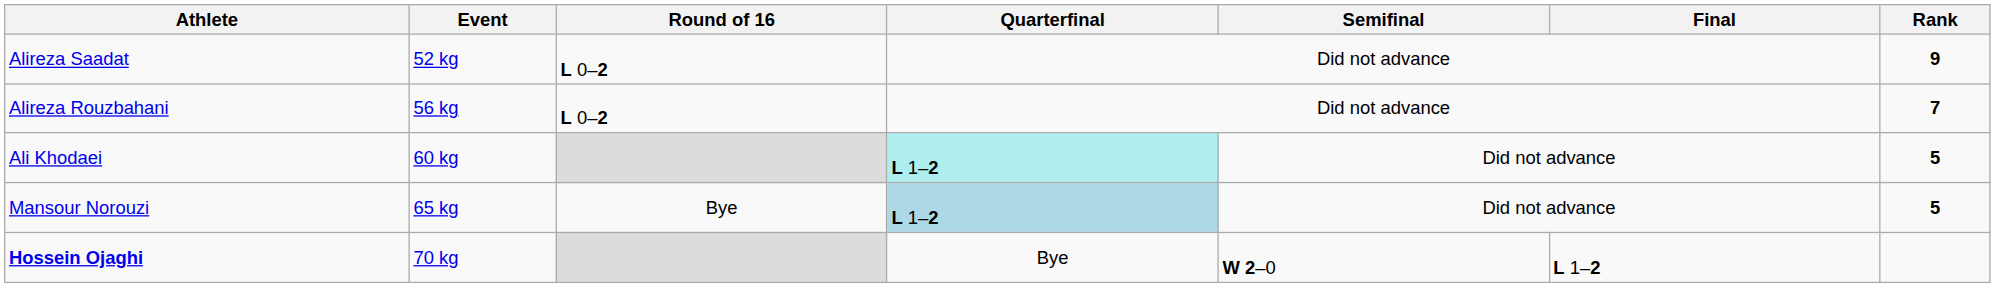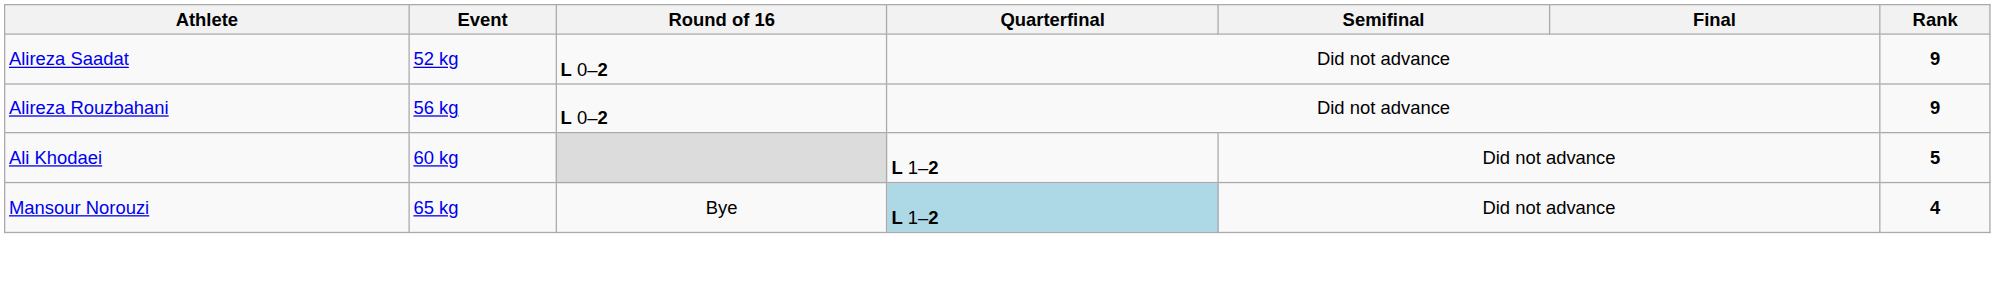(1935, 109) 7 -> (1935, 109) 9
(915, 168) paleturquoise background -> (915, 168) no background
(1935, 208) 5 -> (1935, 208) 4
- row: (76, 257)
